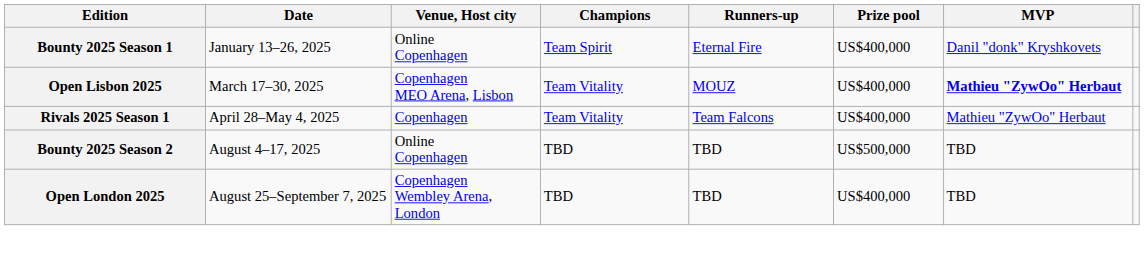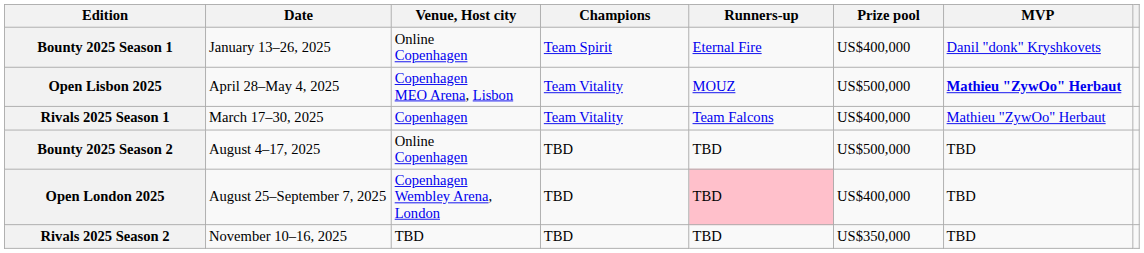(266, 86) March 17–30, 2025 -> (274, 86) April 28–May 4, 2025
(874, 86) US$400,000 -> (874, 86) US$500,000
(274, 118) April 28–May 4, 2025 -> (266, 118) March 17–30, 2025
(707, 197) no background -> (707, 197) pink background
+ row: (105, 236)
